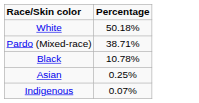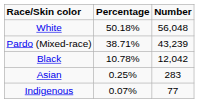+ column: (173, 12)
